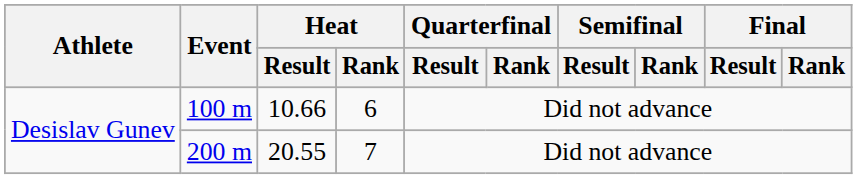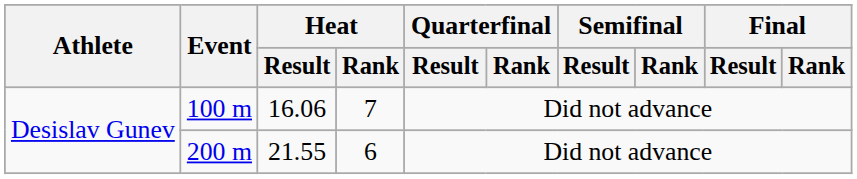(297, 108) 10.66 -> (297, 108) 16.06
(371, 108) 6 -> (371, 108) 7
(297, 151) 20.55 -> (297, 151) 21.55
(371, 151) 7 -> (371, 151) 6
